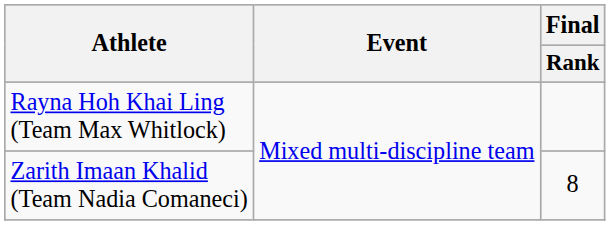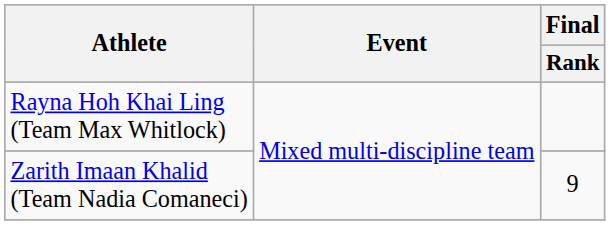(573, 185) 8 -> (573, 185) 9
